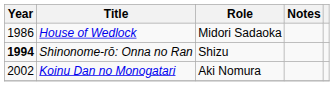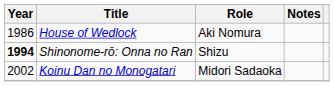(240, 33) Midori Sadaoka -> (230, 33) Aki Nomura
(230, 71) Aki Nomura -> (240, 71) Midori Sadaoka
